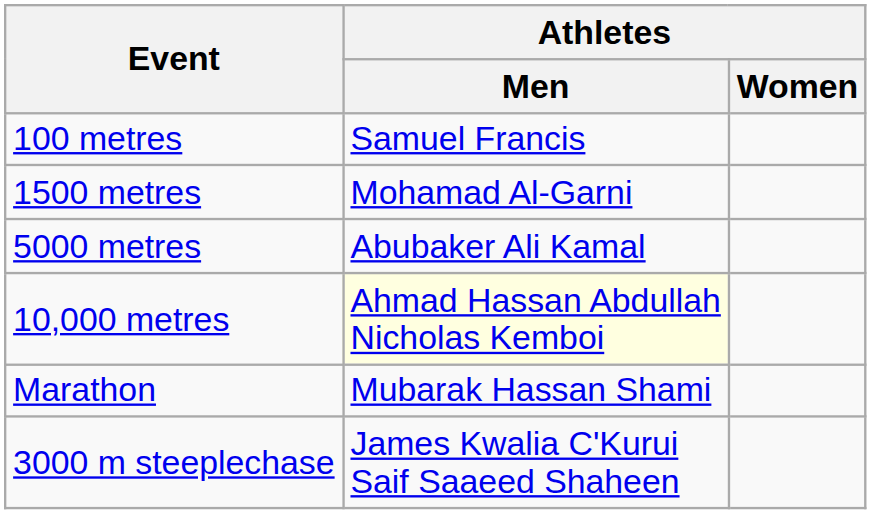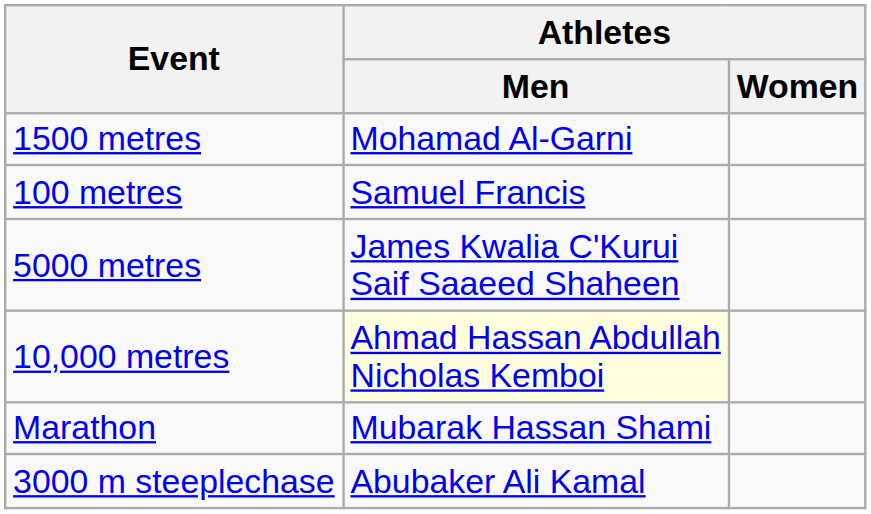rows swapped: (98, 139) <-> (107, 193)
(498, 246) Abubaker Ali Kamal -> (515, 265) James Kwalia C'Kurui Saif Saaeed Shaheen
(515, 463) James Kwalia C'Kurui Saif Saaeed Shaheen -> (498, 482) Abubaker Ali Kamal
